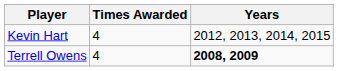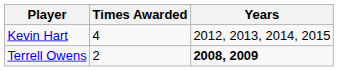(96, 55) 4 -> (96, 55) 2
